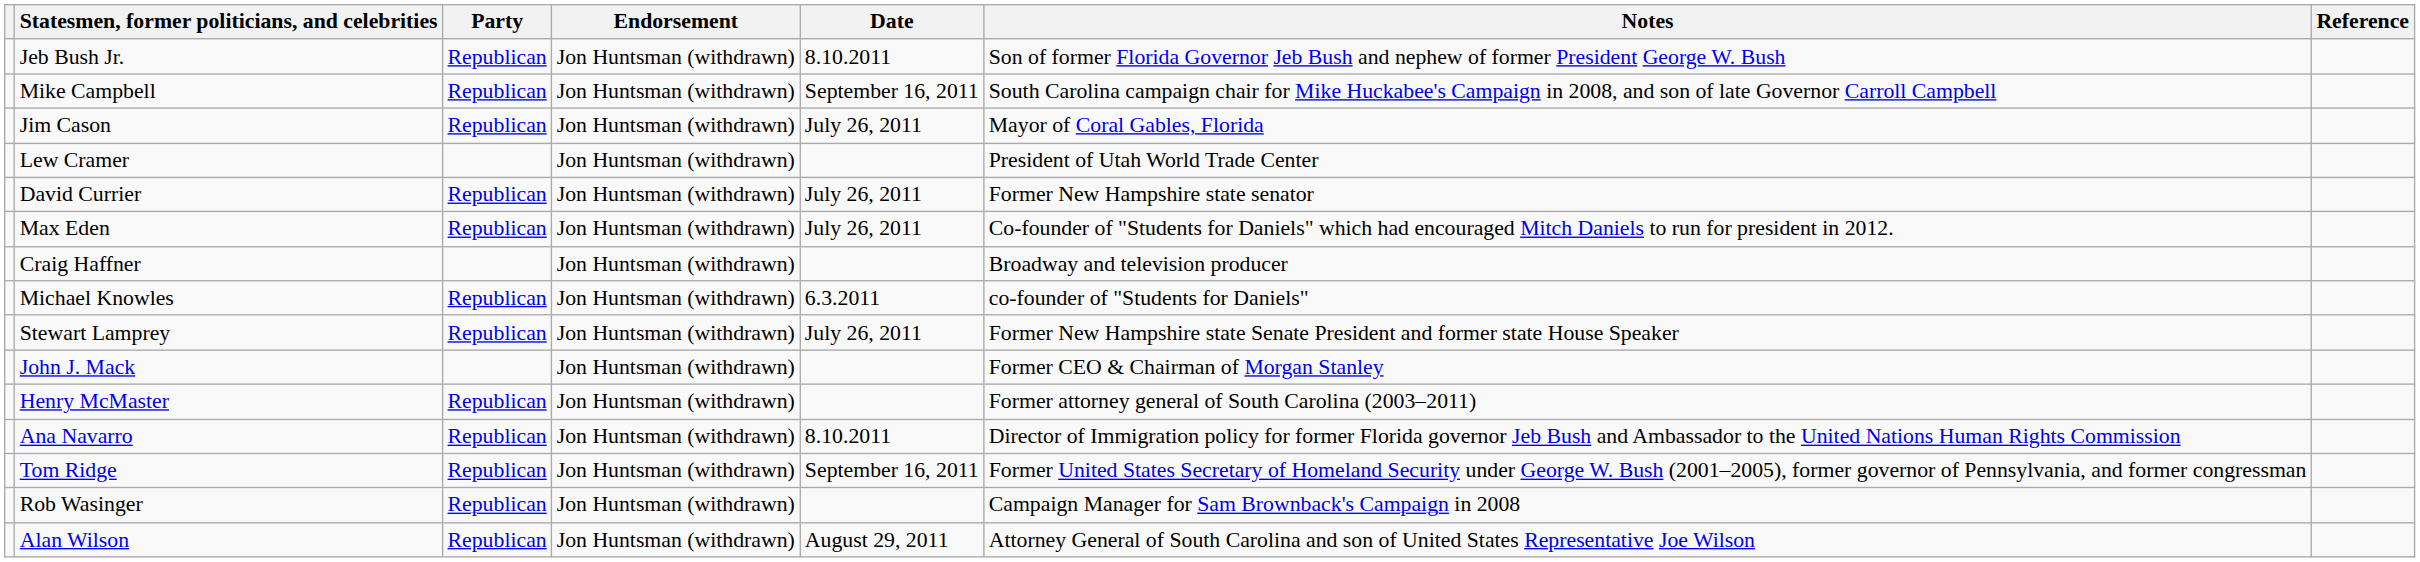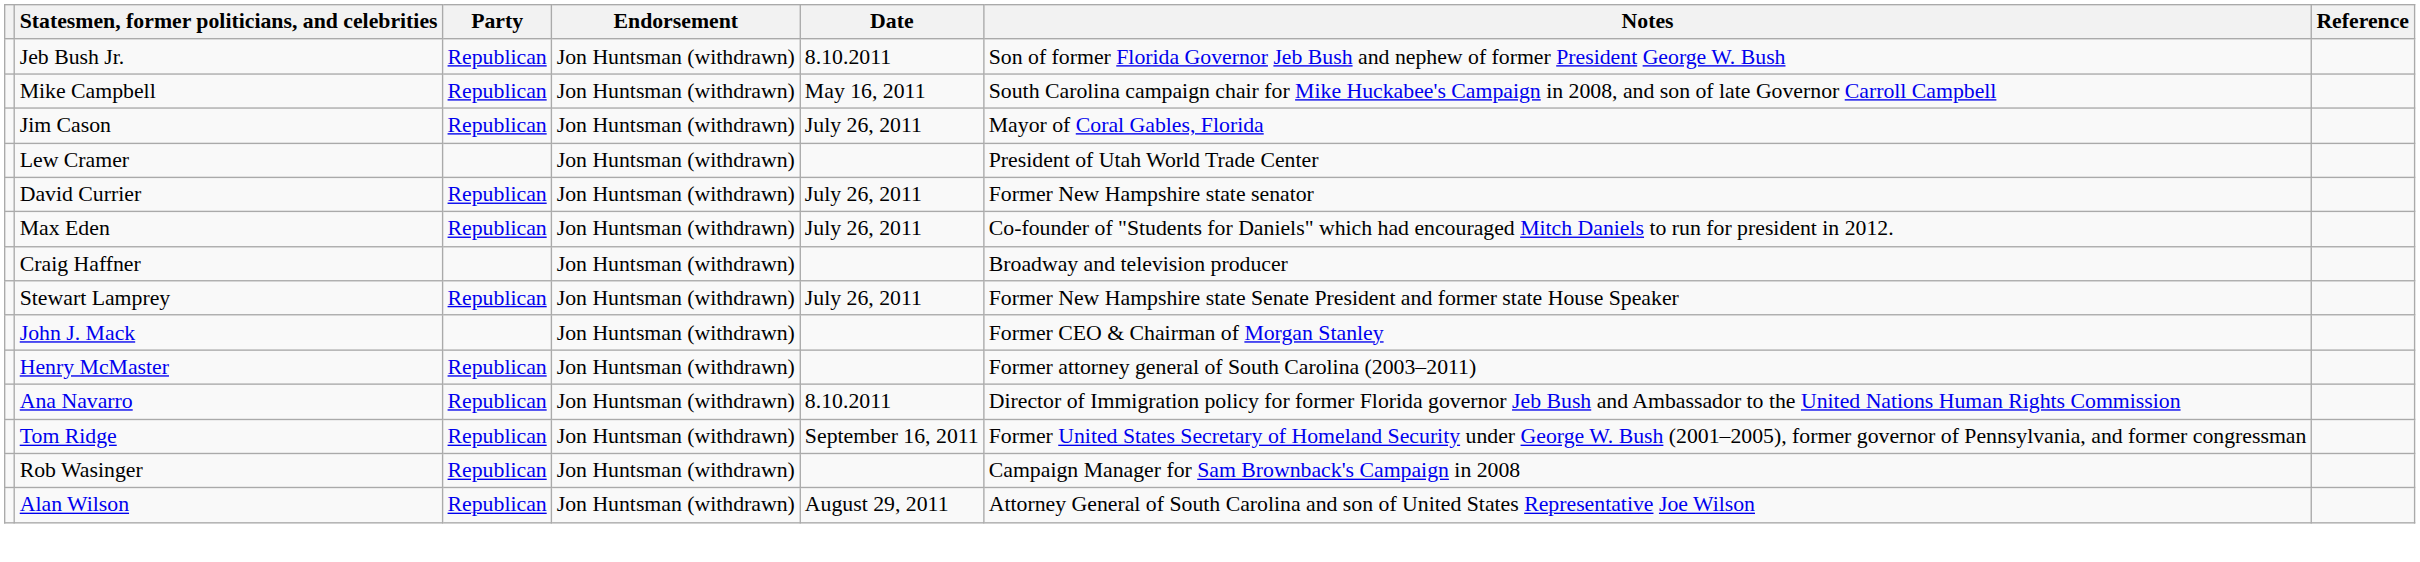(892, 90) September 16, 2011 -> (865, 90) May 16, 2011
- row: (97, 297)
